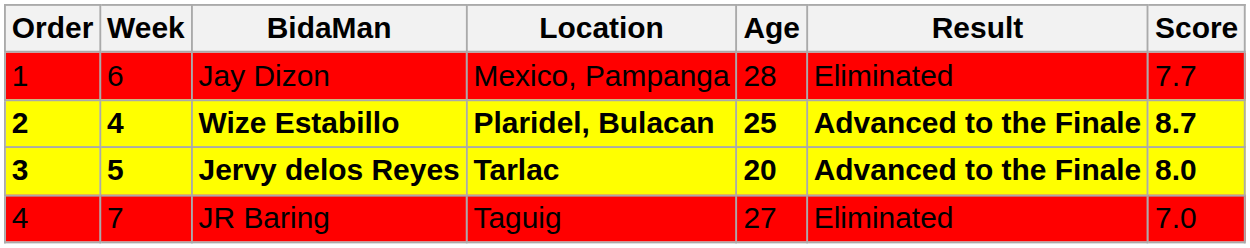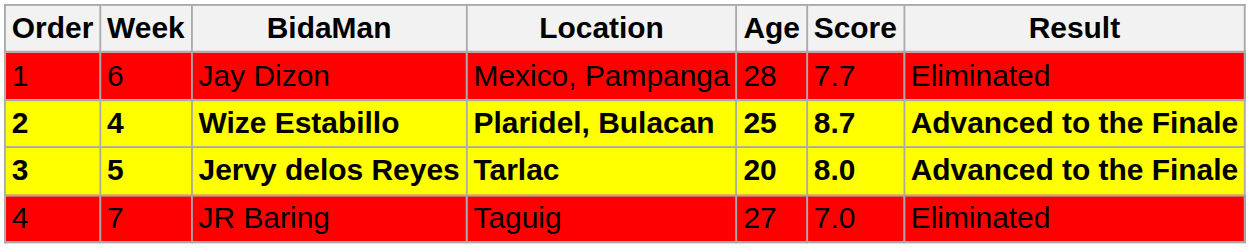columns swapped: (1197, 28) <-> (977, 28)
